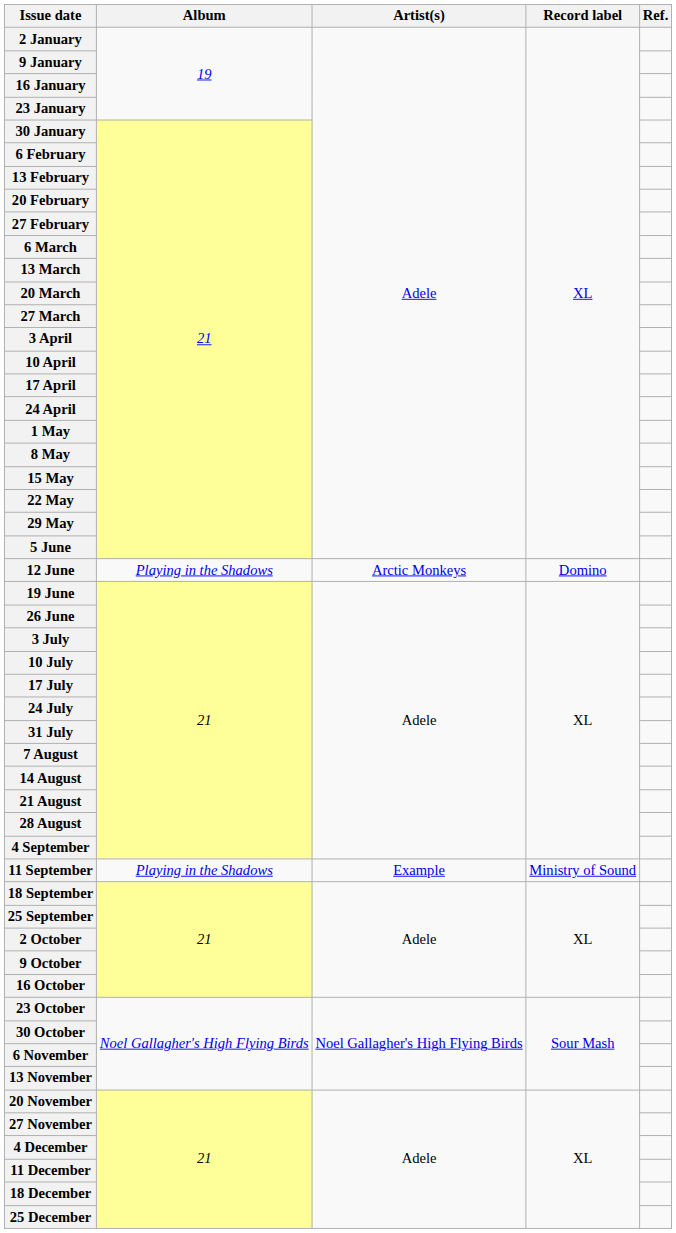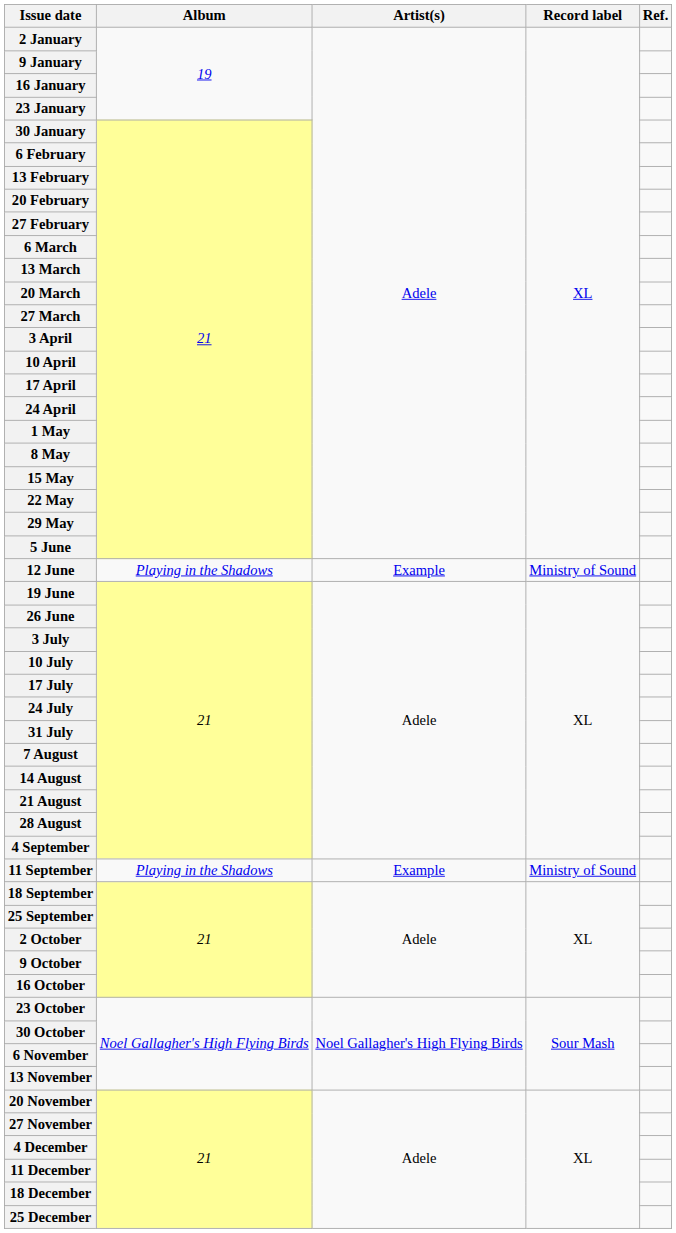(419, 570) Arctic Monkeys -> (419, 570) Example
(583, 570) Domino -> (583, 570) Ministry of Sound
